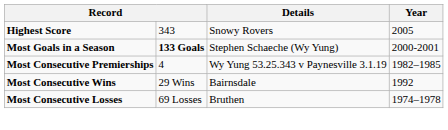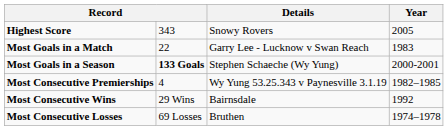+ row: (60, 47)
